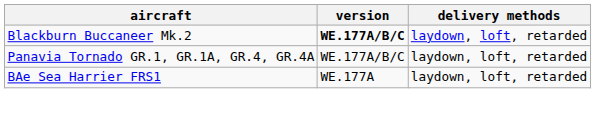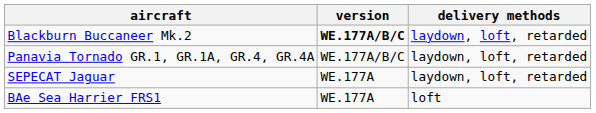+ row: (61, 77)
(499, 77) laydown, loft, retarded -> (426, 98) loft
